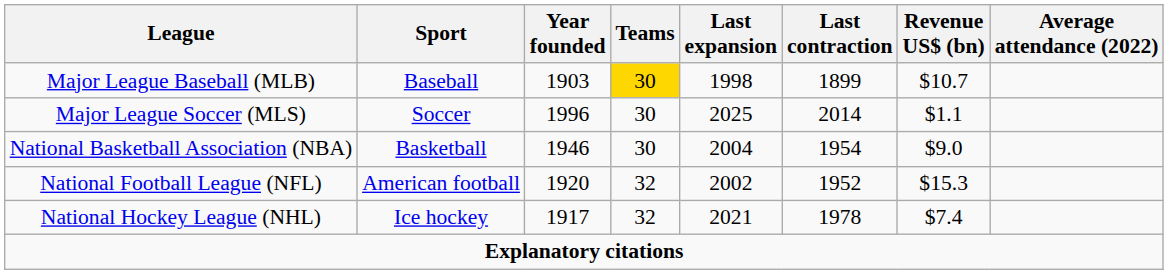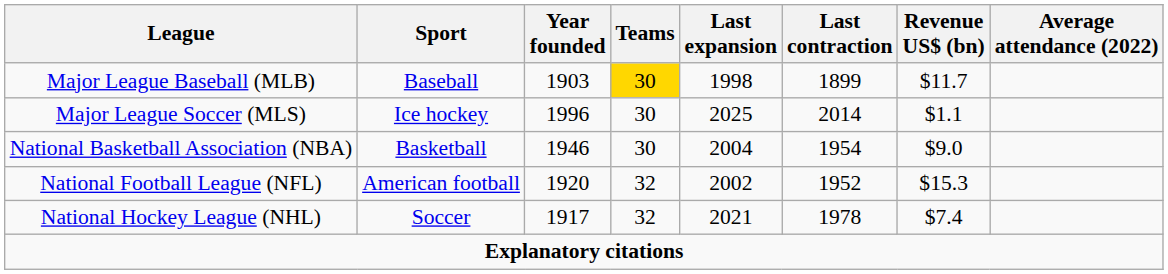(944, 80) $10.7 -> (944, 80) $11.7
(441, 114) Soccer -> (441, 114) Ice hockey
(441, 217) Ice hockey -> (441, 217) Soccer
